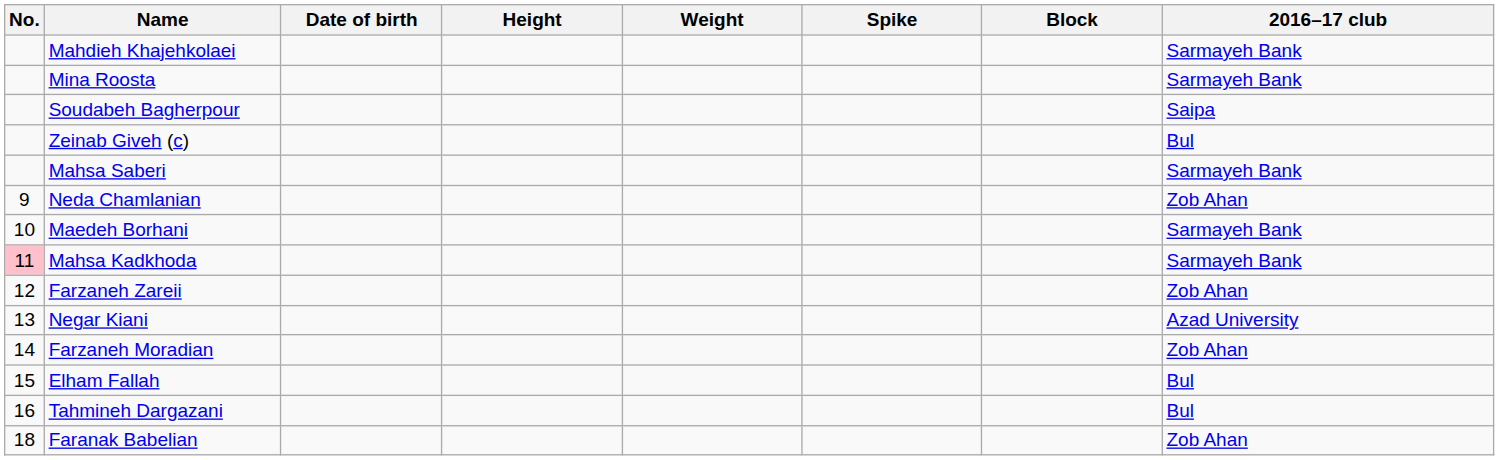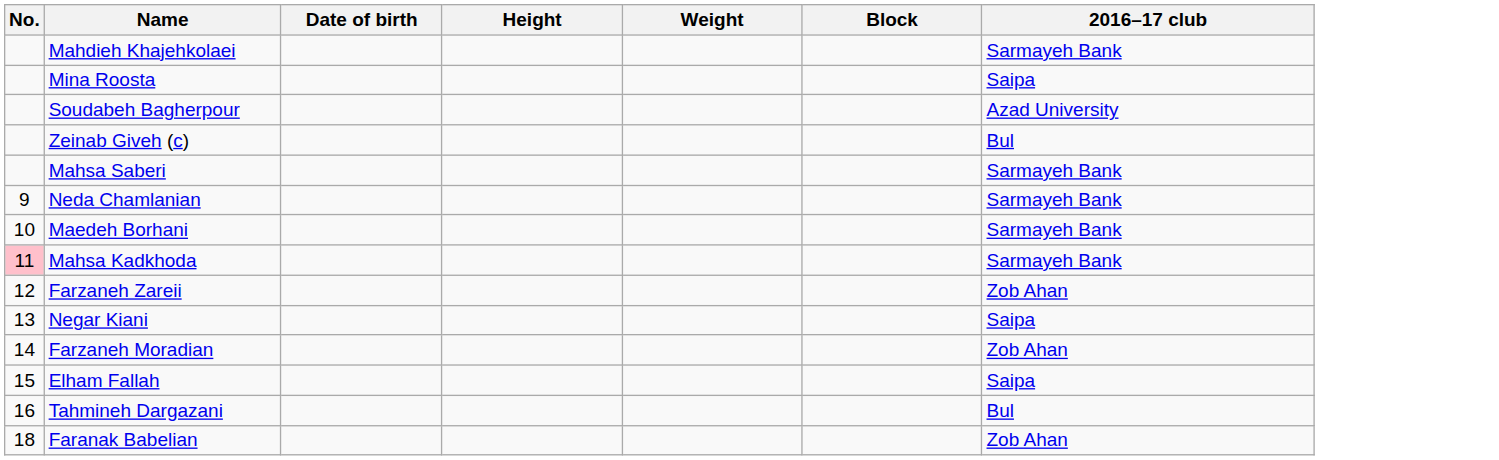- column: (892, 20)
(1234, 80) Sarmayeh Bank -> (1011, 80) Saipa
(1191, 110) Saipa -> (1052, 110) Azad University
(1207, 200) Zob Ahan -> (1054, 200) Sarmayeh Bank
(1232, 320) Azad University -> (1011, 320) Saipa
(1180, 380) Bul -> (1011, 380) Saipa
